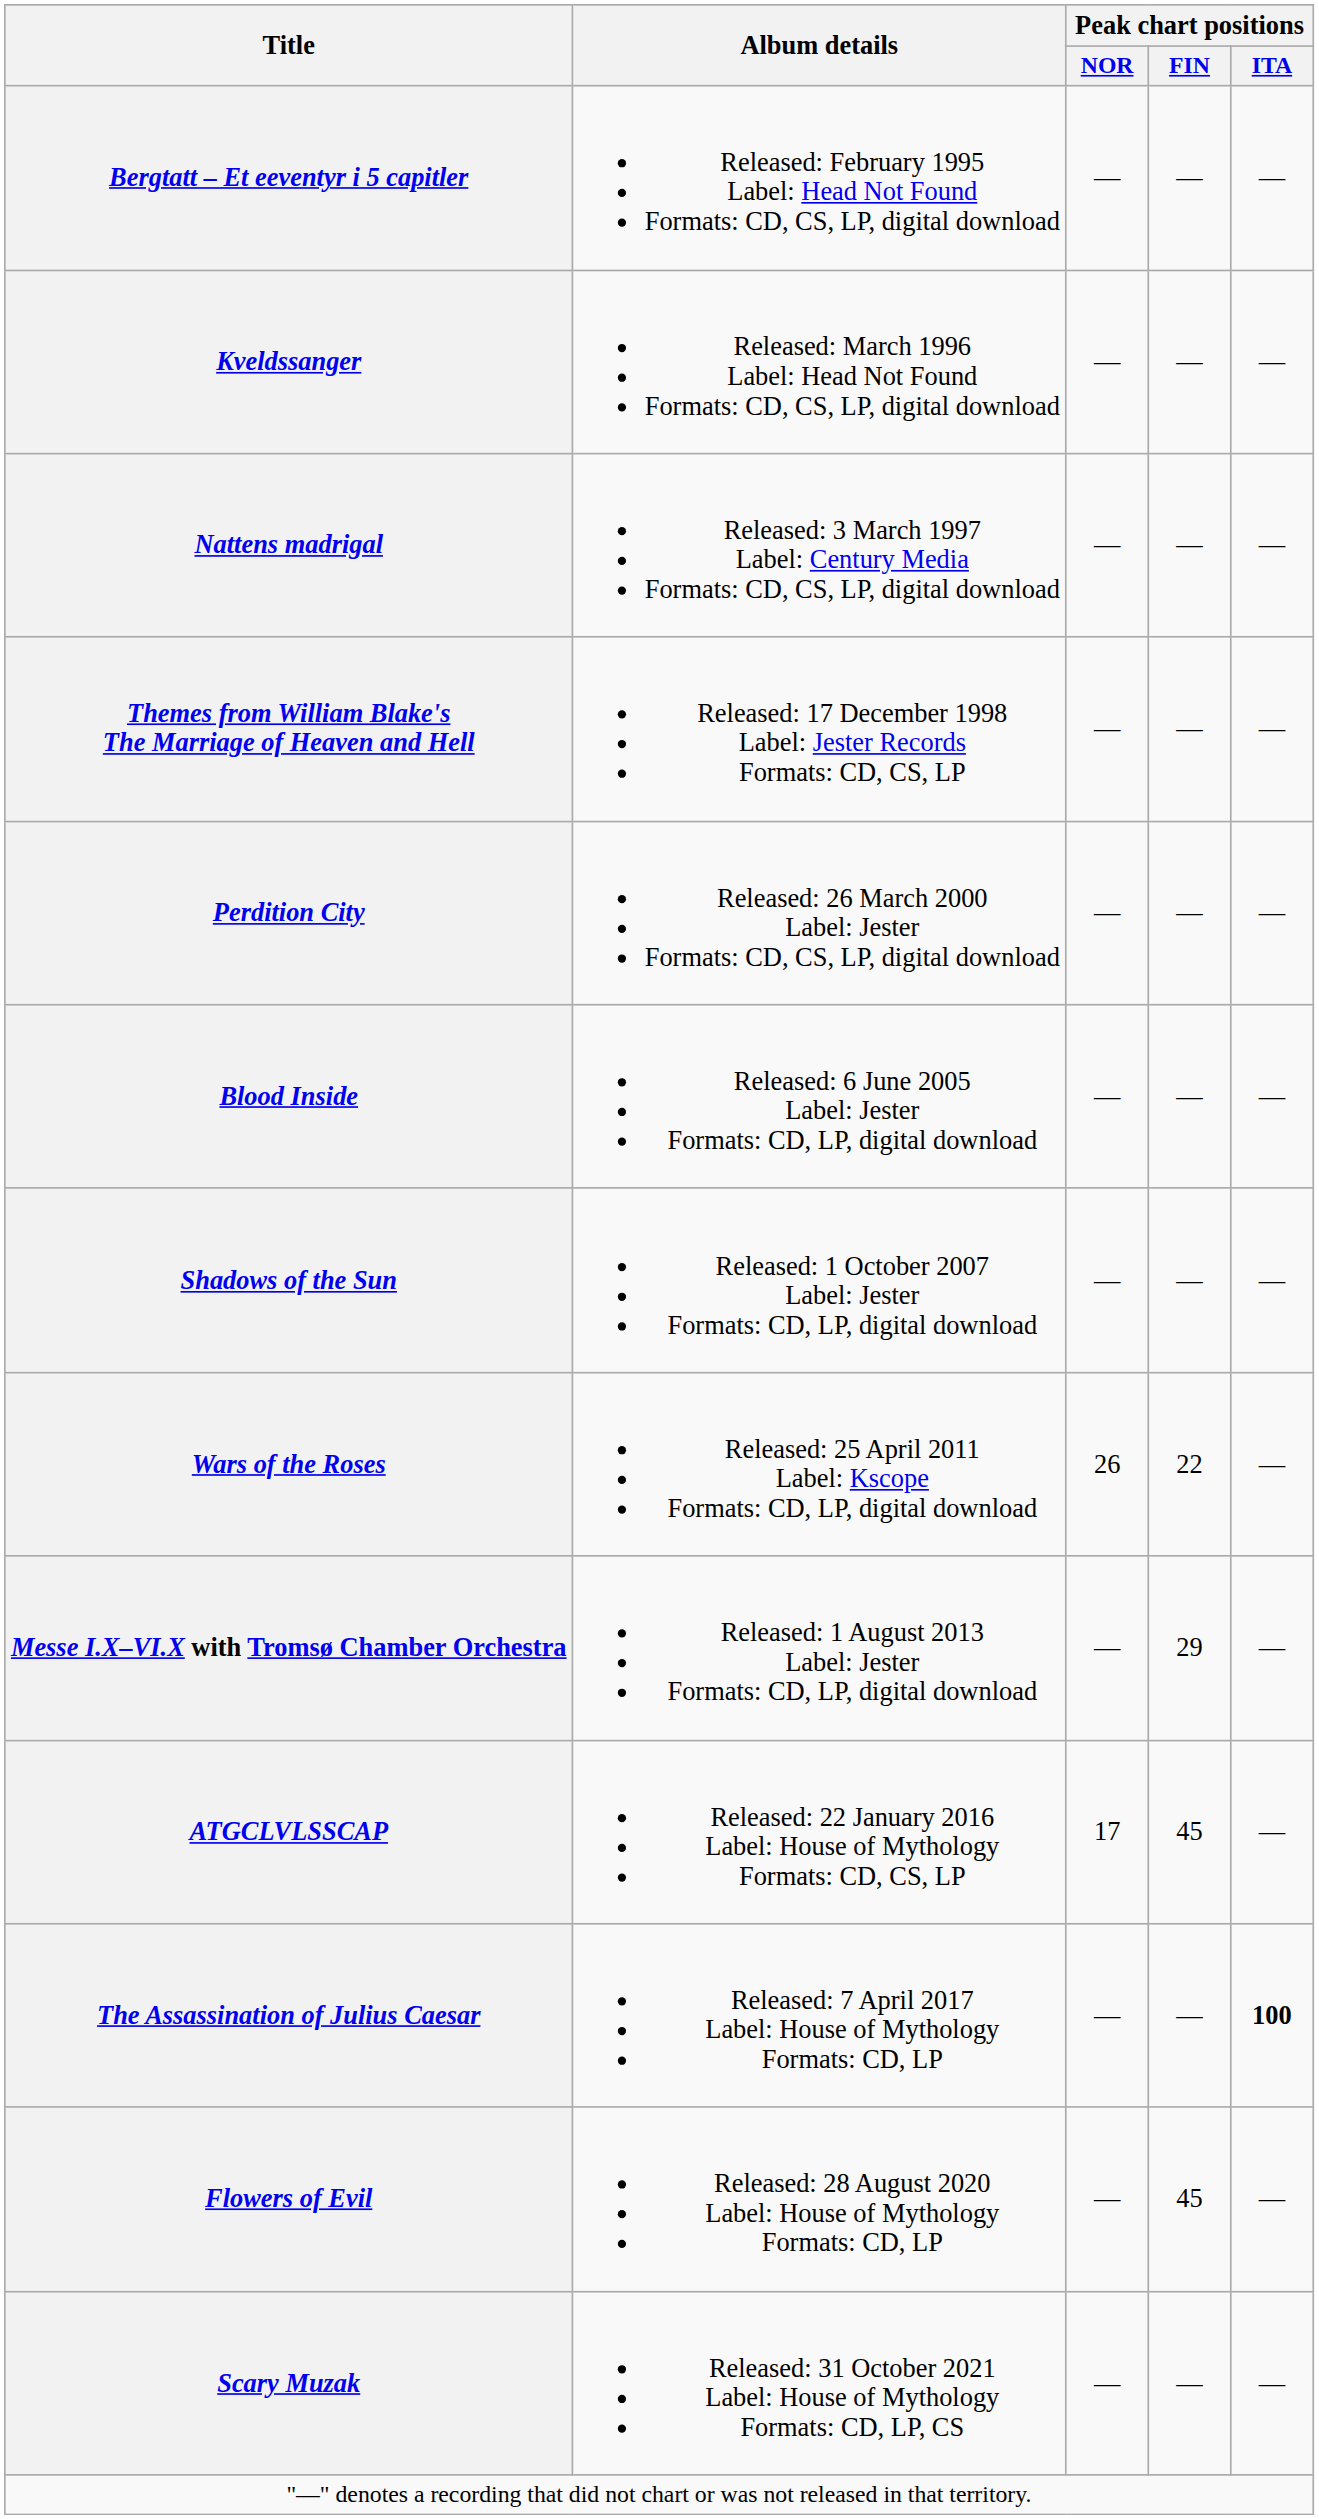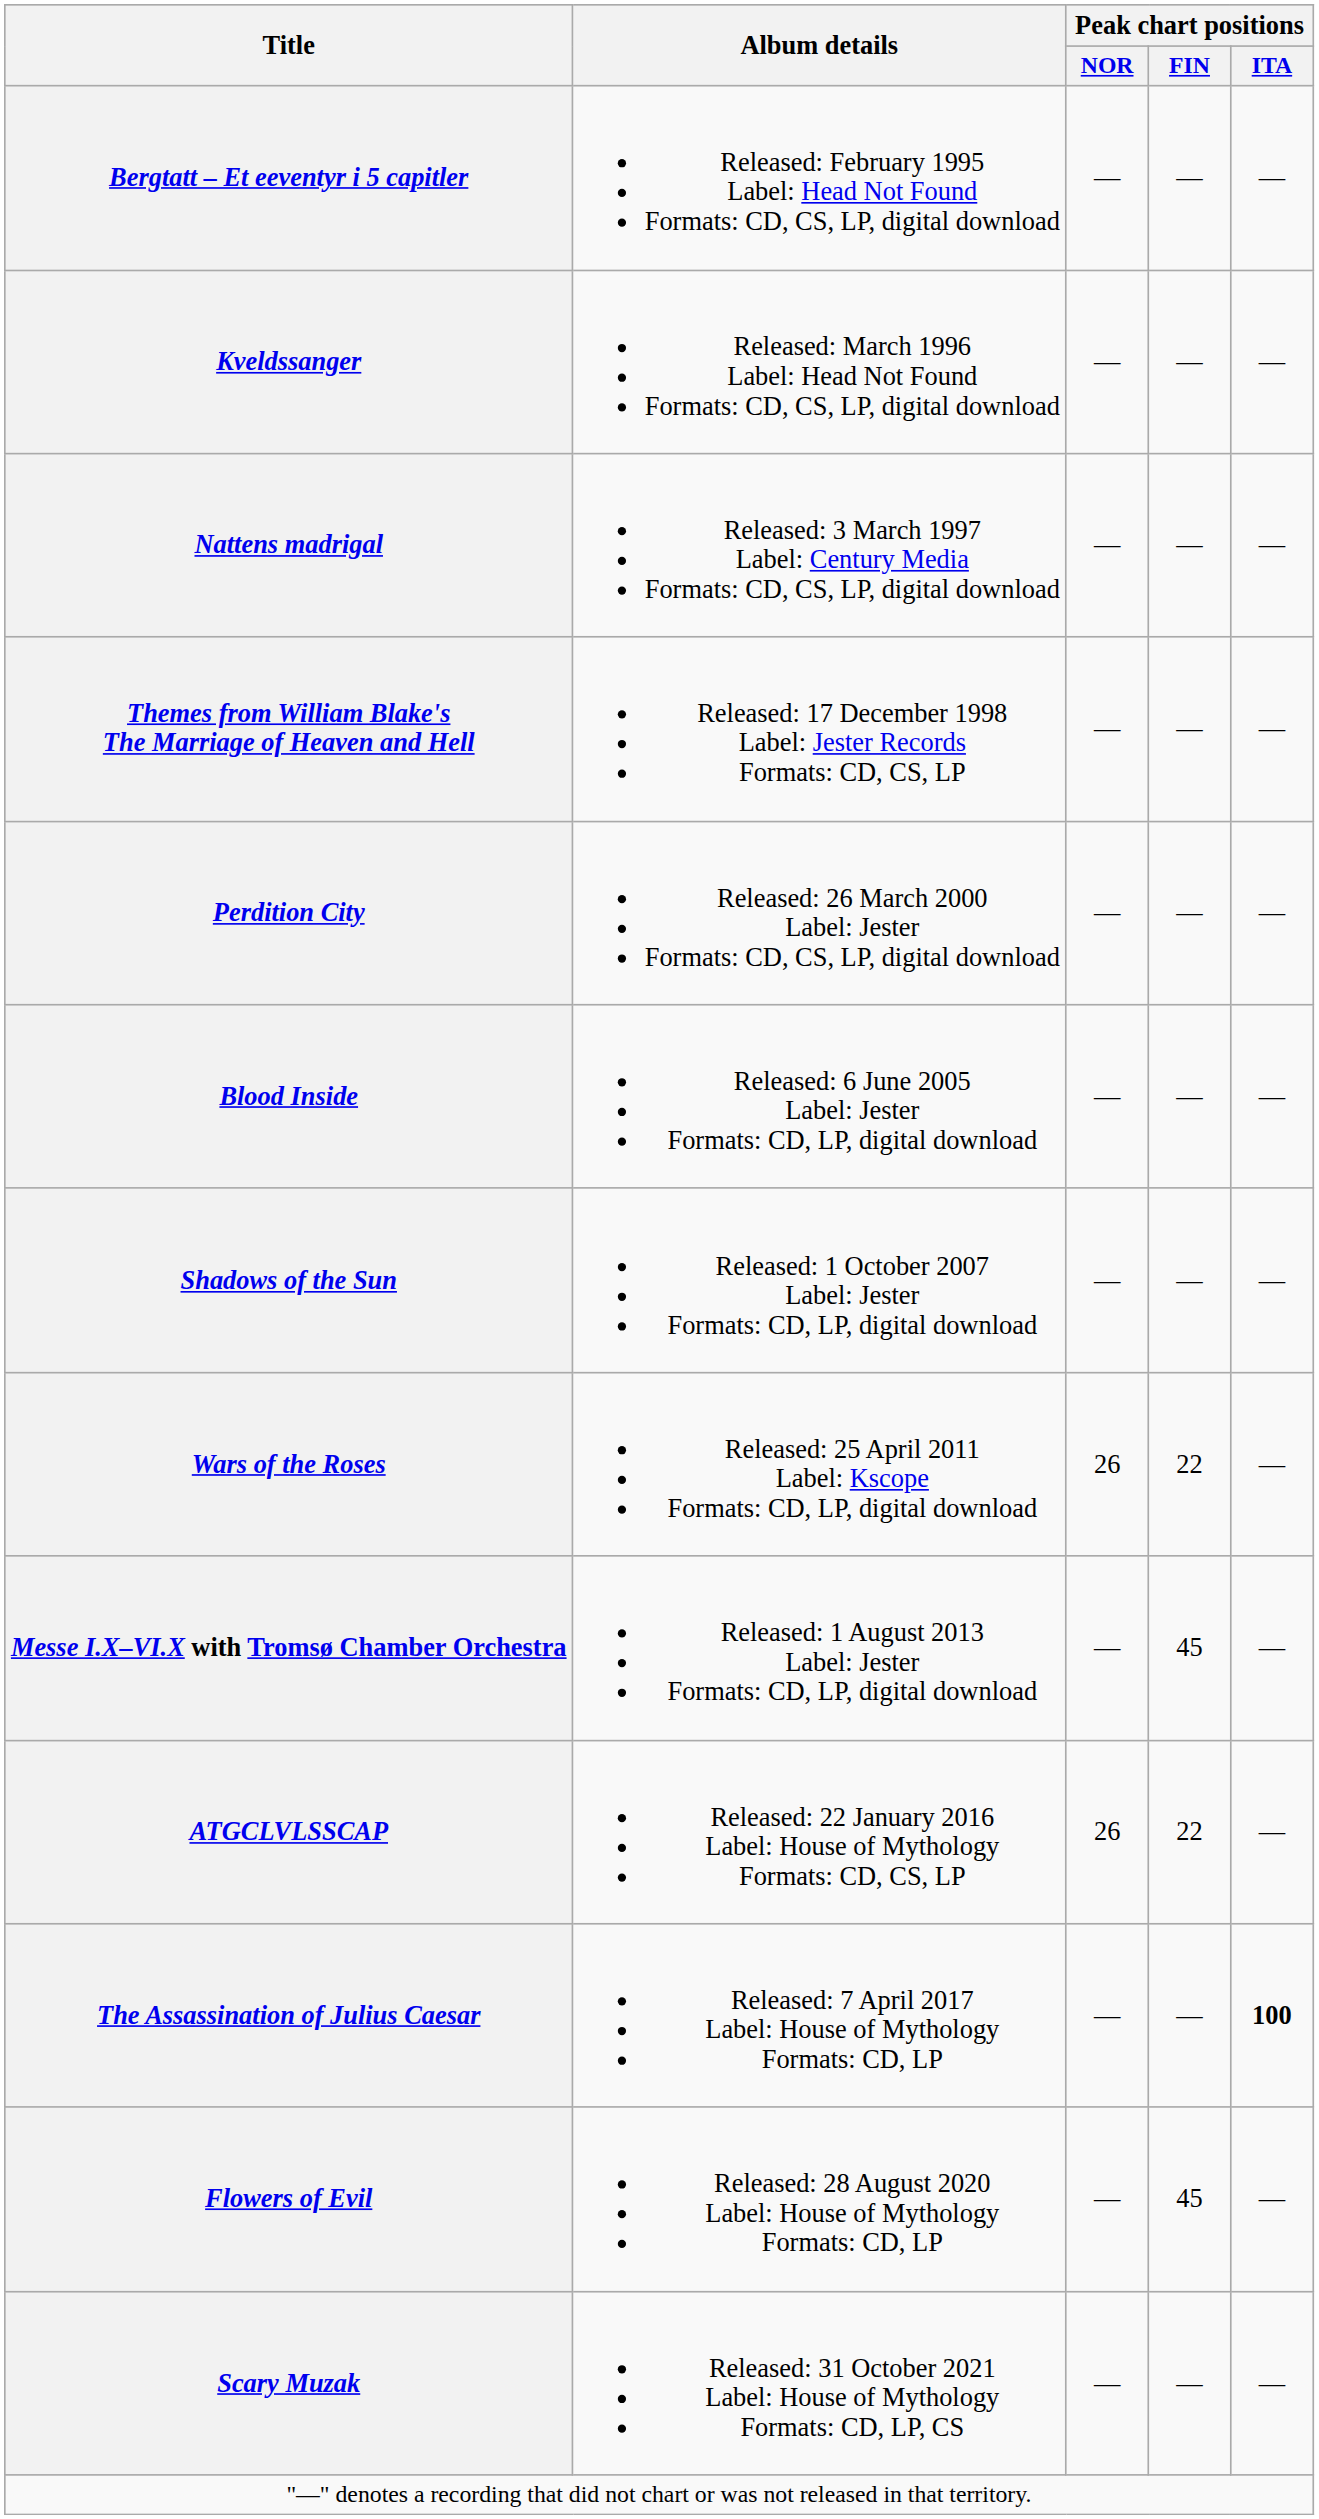(1190, 1647) 29 -> (1190, 1647) 45
(1107, 1831) 17 -> (1107, 1831) 26
(1190, 1831) 45 -> (1190, 1831) 22
